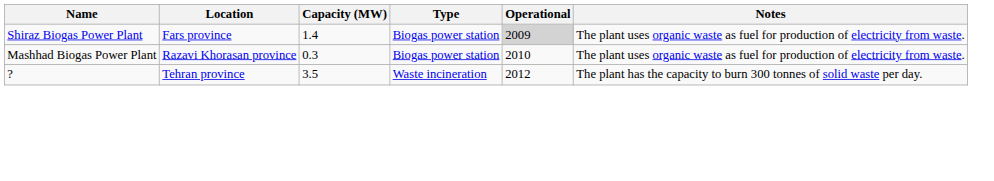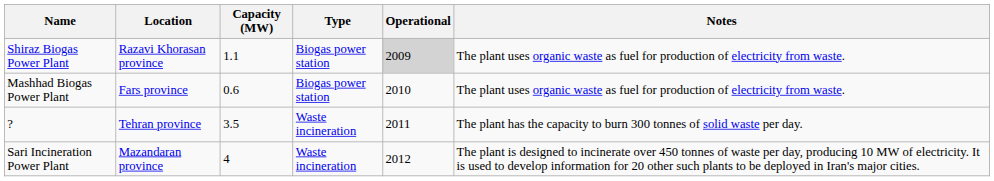(197, 34) Fars province -> (162, 55) Razavi Khorasan province
(310, 34) 1.4 -> (231, 55) 1.1
(229, 54) Razavi Khorasan province -> (153, 90) Fars province
(310, 54) 0.3 -> (231, 90) 0.6
(518, 74) 2012 -> (398, 124) 2011
+ row: (50, 158)
